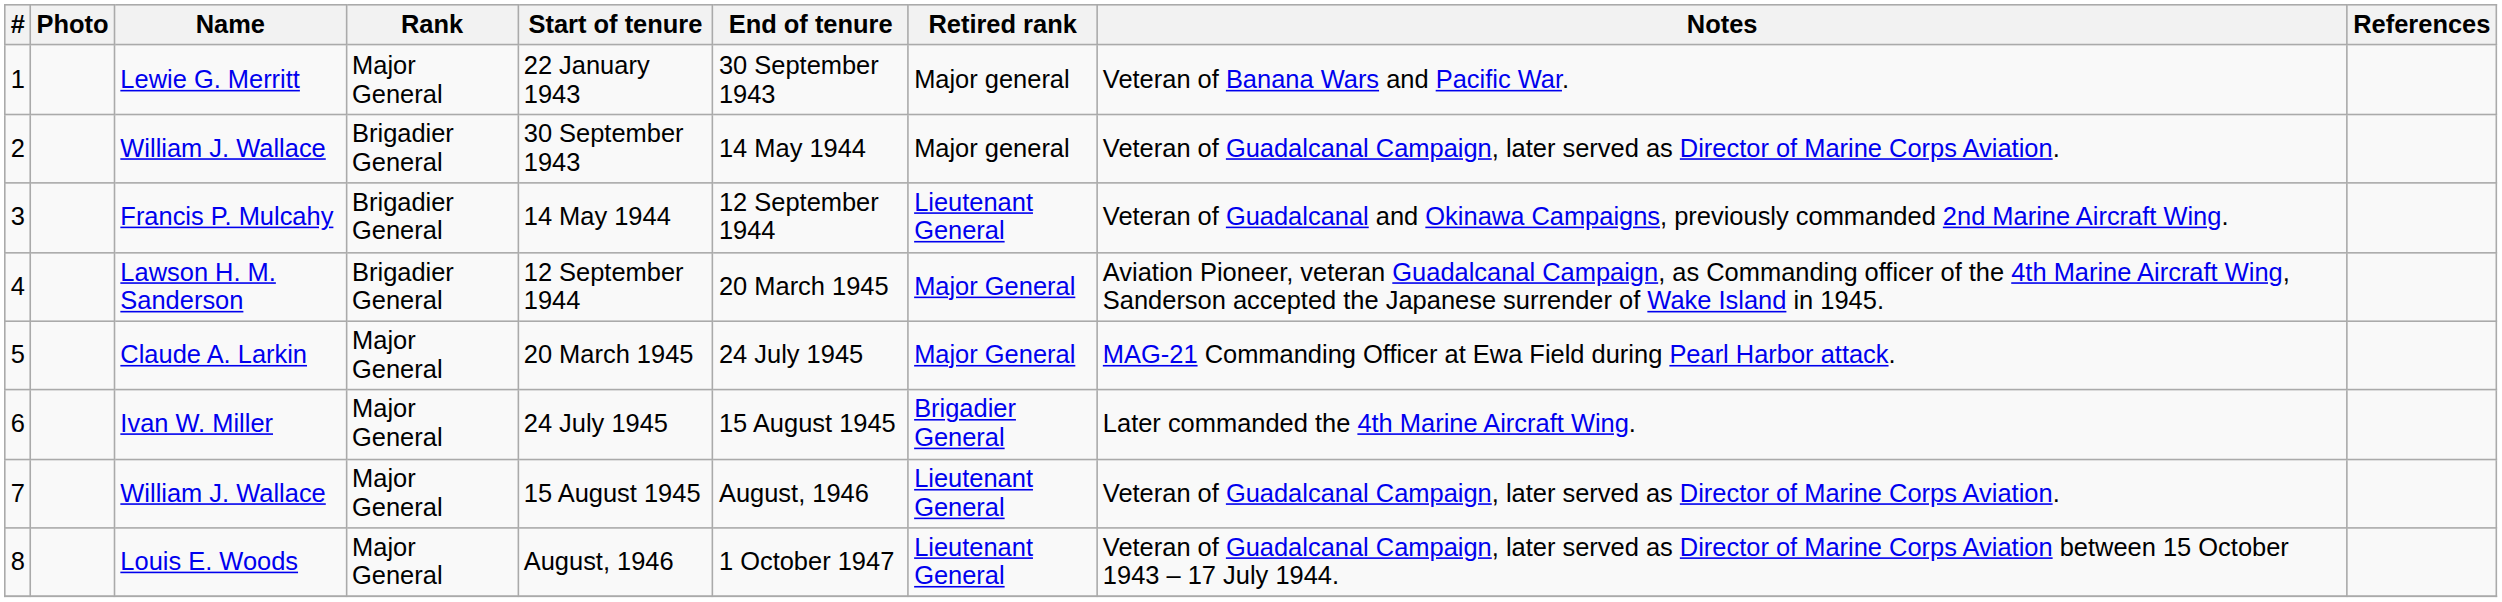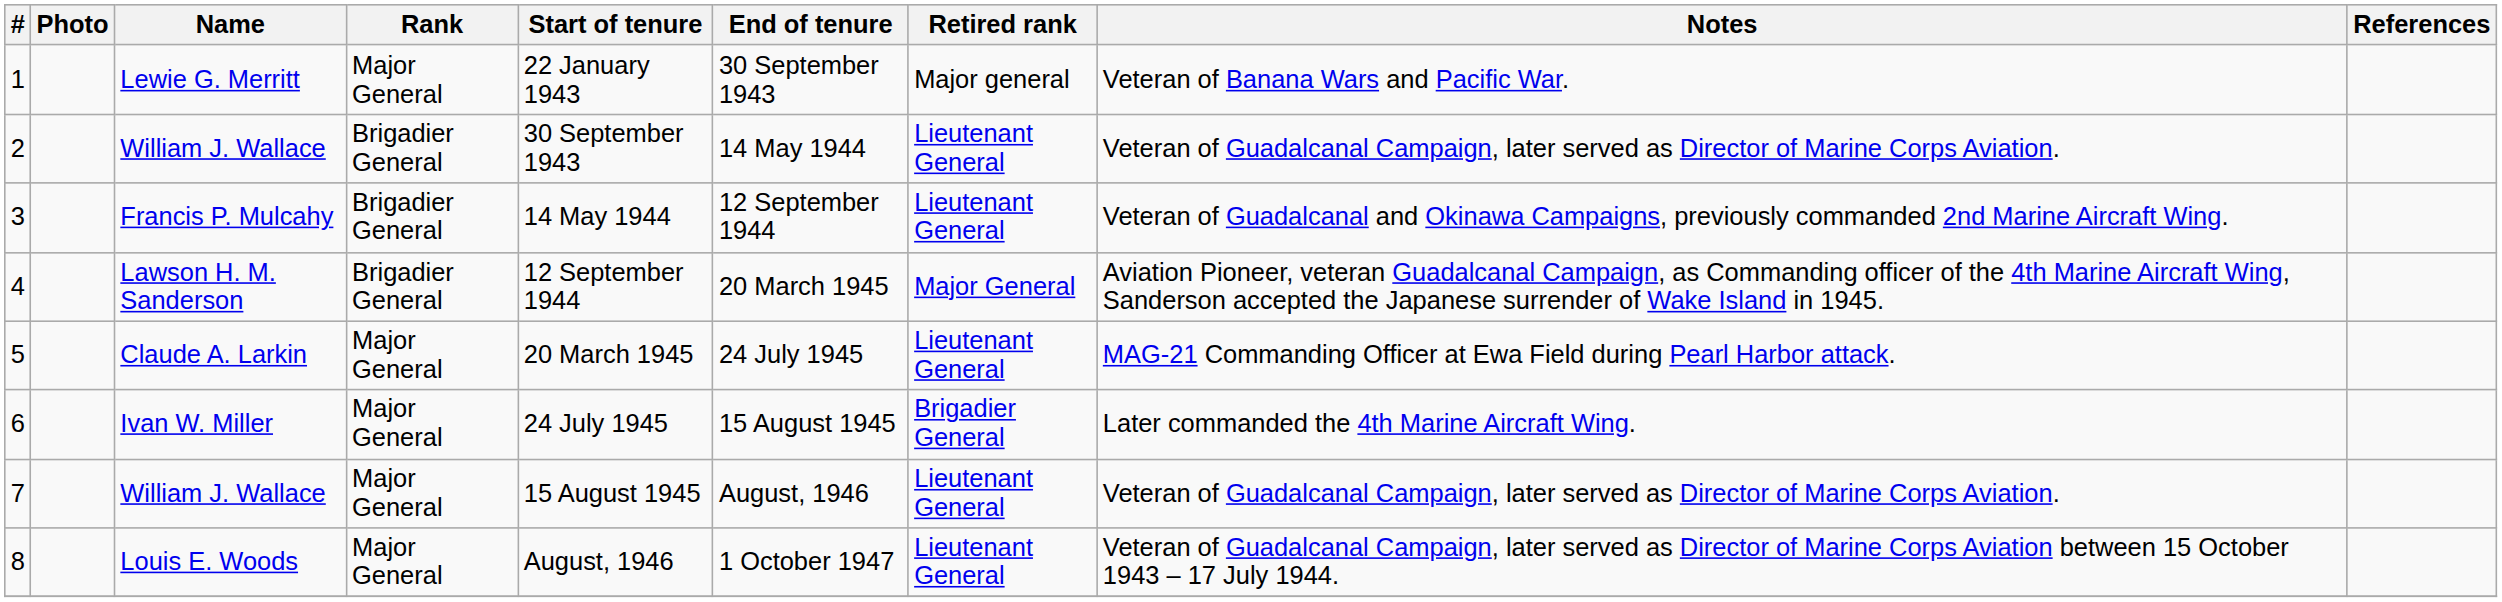(992, 148) Major general -> (974, 148) Lieutenant General
(995, 355) Major General -> (974, 355) Lieutenant General
